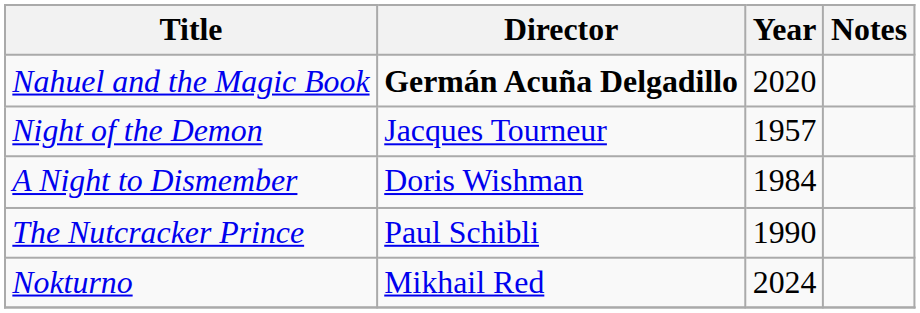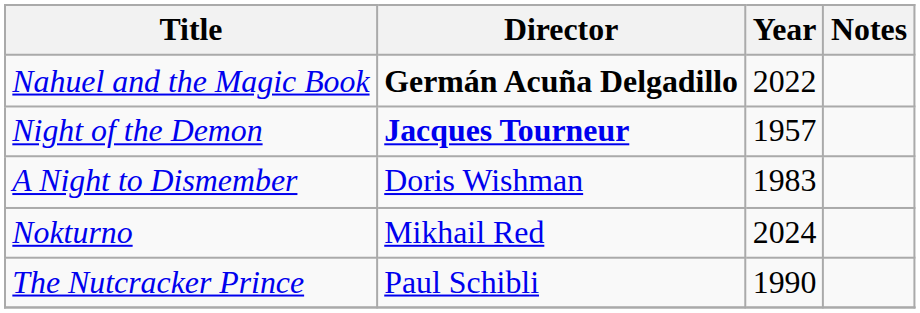(785, 80) 2020 -> (785, 80) 2022
(496, 130) normal -> (507, 130) bold
(785, 181) 1984 -> (785, 181) 1983
rows swapped: (72, 282) <-> (158, 231)
